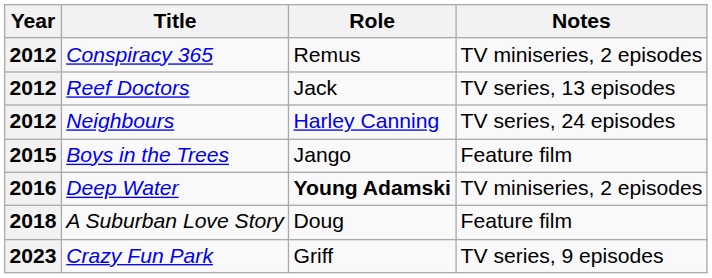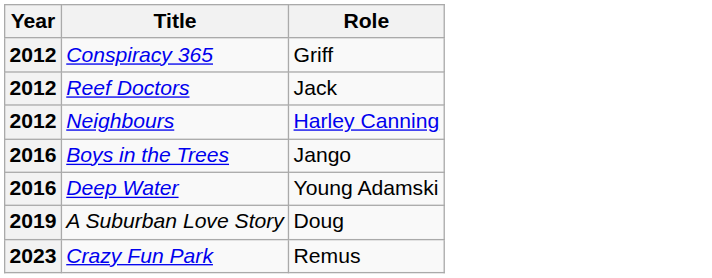- column: (581, 21)
(327, 54) Remus -> (313, 54) Griff
(33, 155) 2015 -> (33, 155) 2016
(372, 188) bold -> (366, 188) normal
(33, 222) 2018 -> (33, 222) 2019
(313, 255) Griff -> (327, 255) Remus
